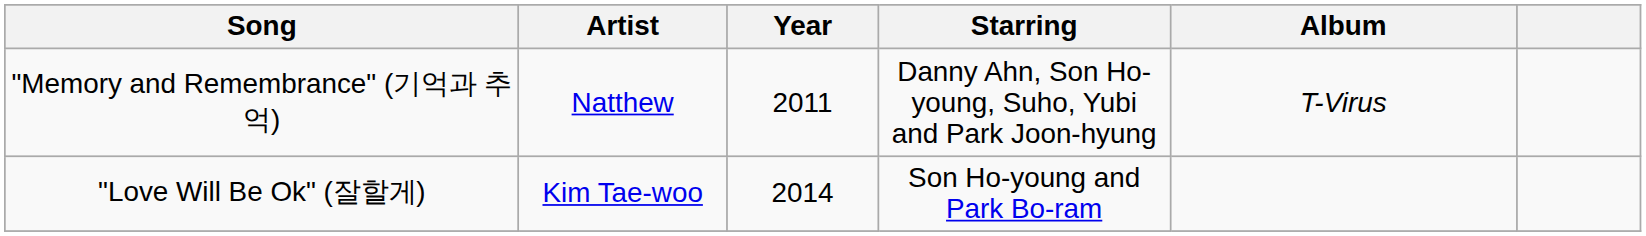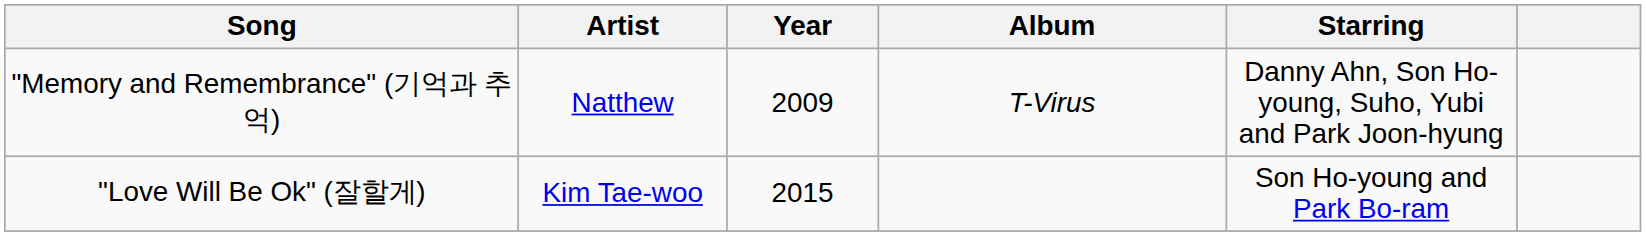columns swapped: (1343, 26) <-> (1024, 26)
(803, 102) 2011 -> (803, 102) 2009
(803, 193) 2014 -> (803, 193) 2015
